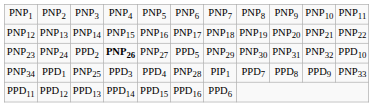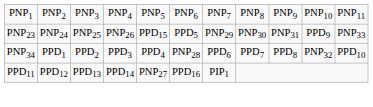- row: (21, 33)
(87, 53) PPD2 -> (87, 33) PNP25
(121, 53) bold -> (120, 33) normal
(154, 53) PNP27 -> (153, 33) PPD15
(319, 53) PNP32 -> (318, 33) PPD9
(352, 53) PPD10 -> (351, 33) PNP33
(87, 72) PNP25 -> (87, 53) PPD2
(220, 72) PIP1 -> (219, 53) PPD6
(319, 72) PPD9 -> (318, 53) PNP32
(352, 72) PNP33 -> (351, 53) PPD10
(154, 92) PPD15 -> (153, 72) PNP27
(220, 92) PPD6 -> (219, 72) PIP1
